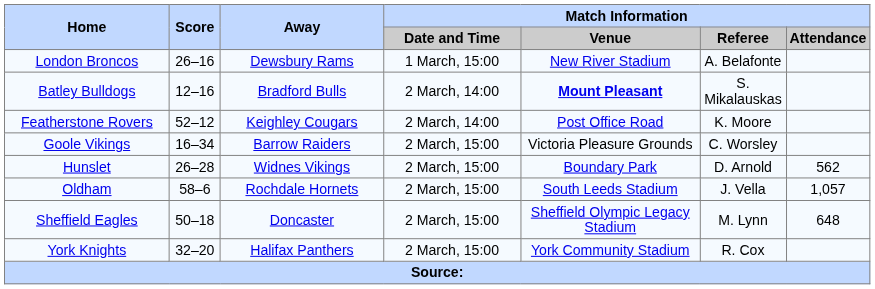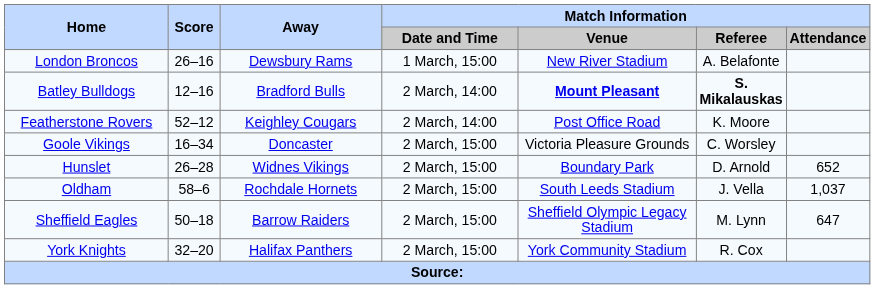(743, 91) normal -> (741, 91) bold
(302, 144) Barrow Raiders -> (301, 144) Doncaster
(828, 167) 562 -> (828, 167) 652
(828, 189) 1,057 -> (828, 189) 1,037
(302, 220) Doncaster -> (301, 220) Barrow Raiders
(828, 220) 648 -> (828, 220) 647
